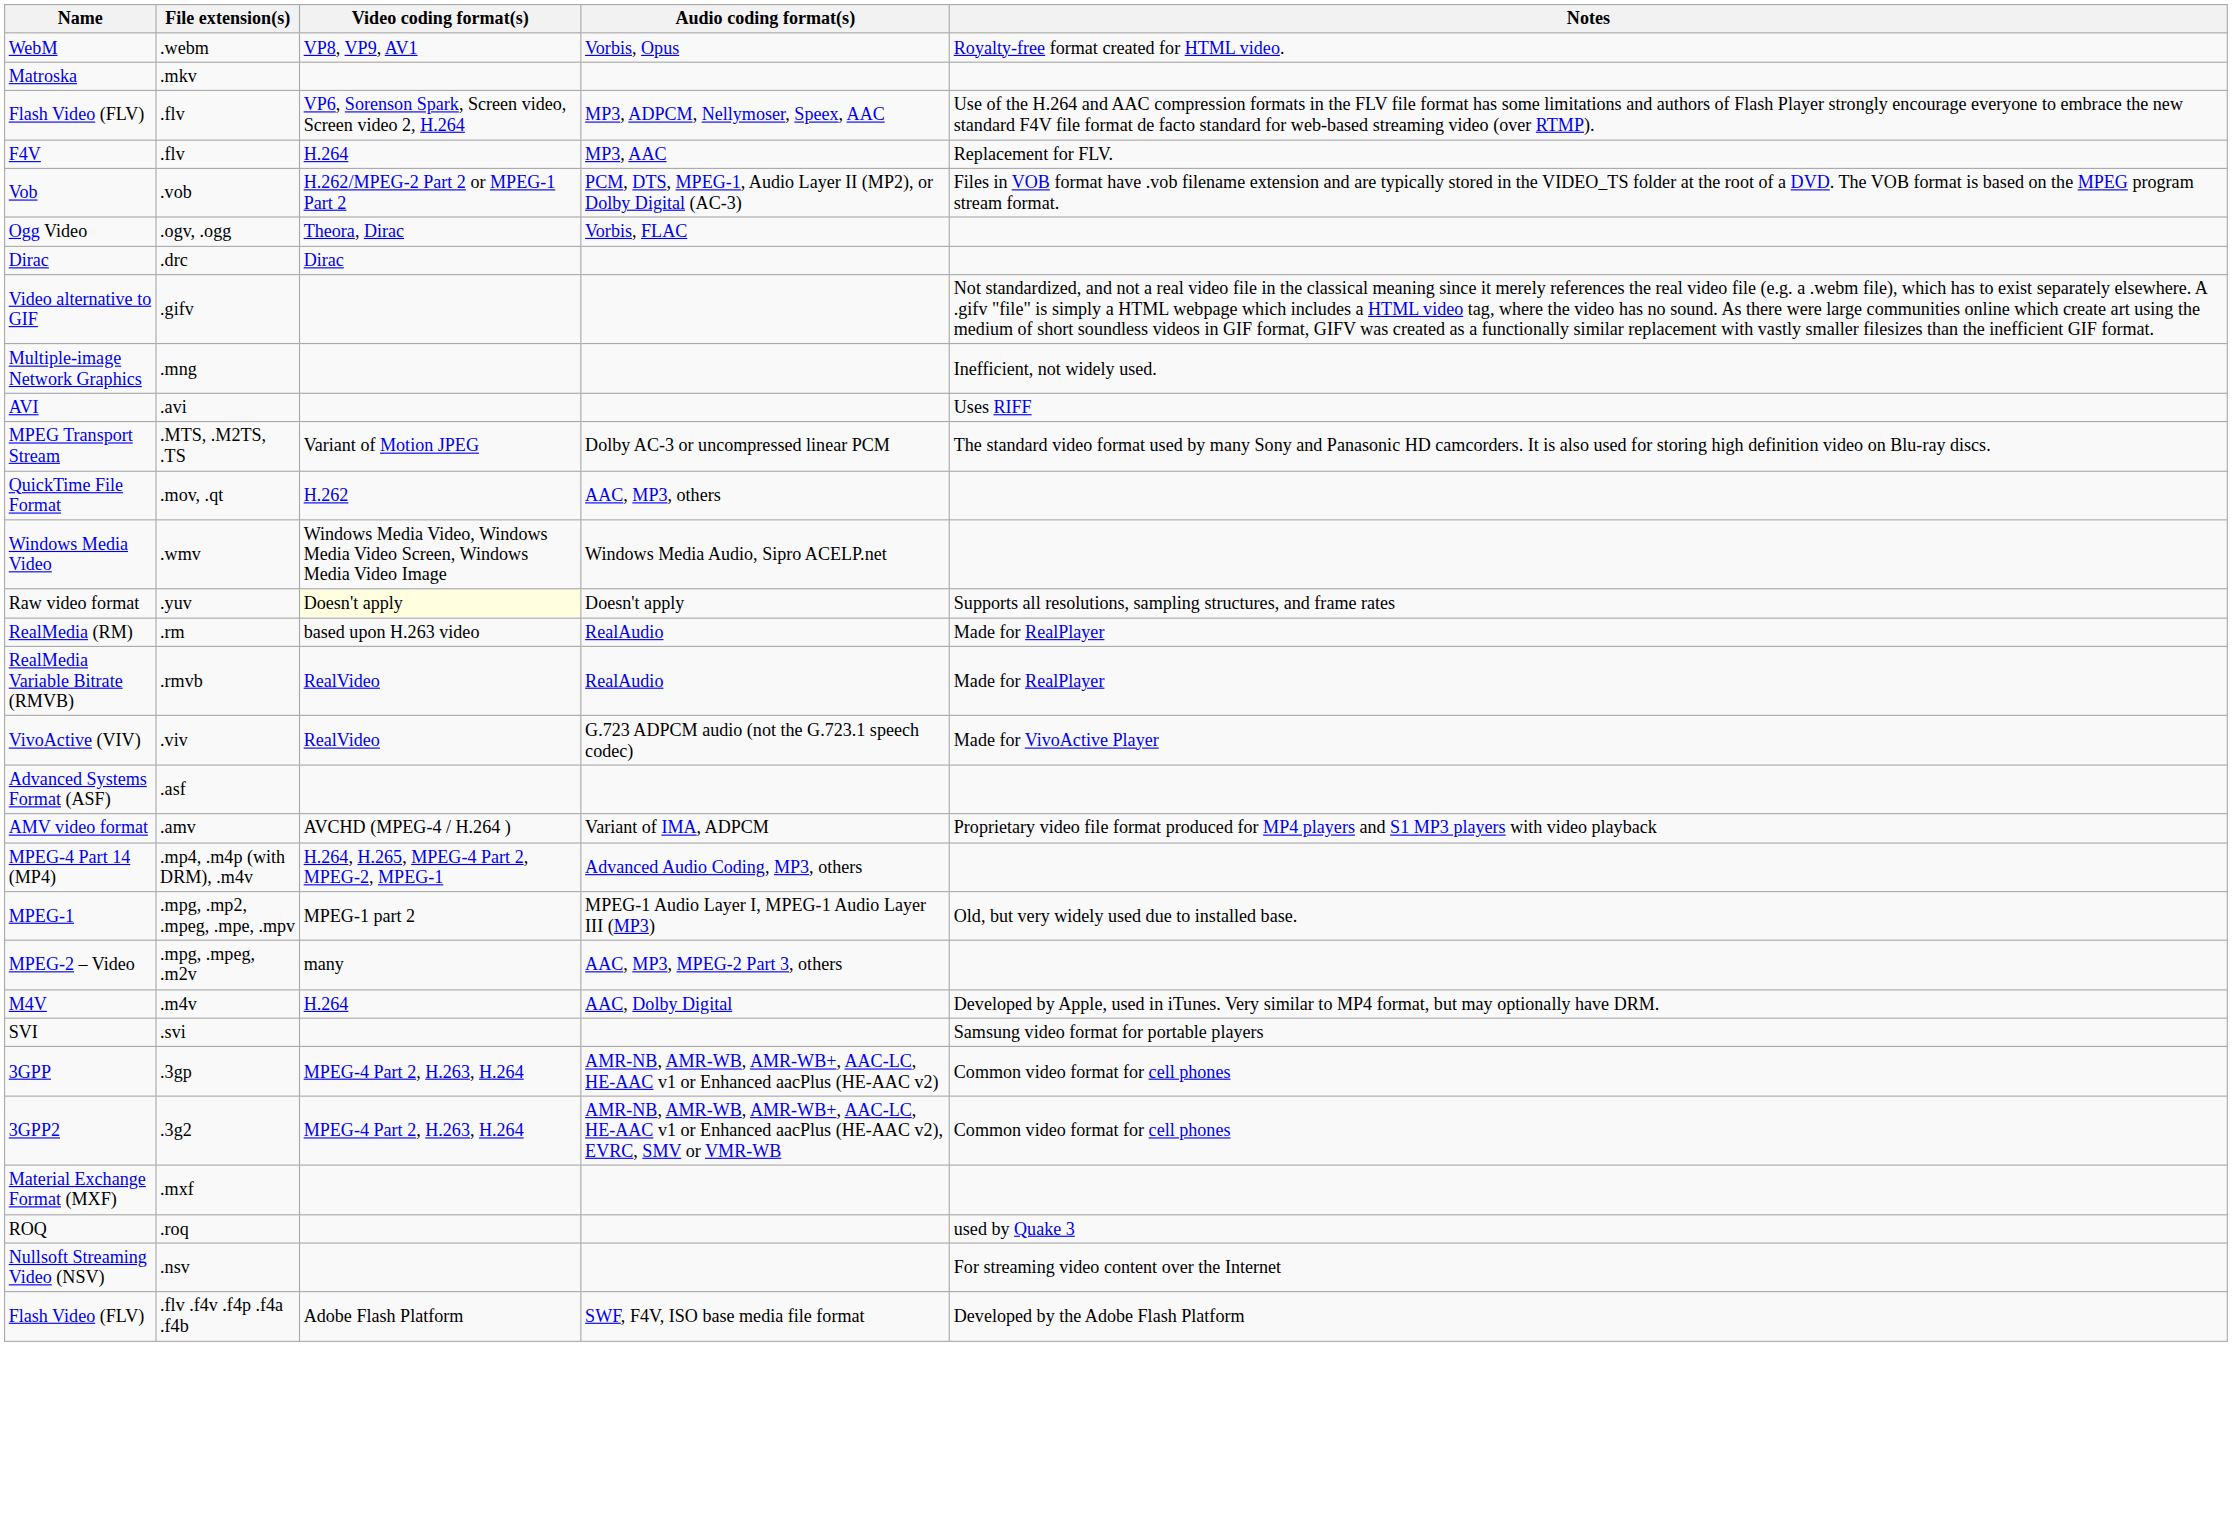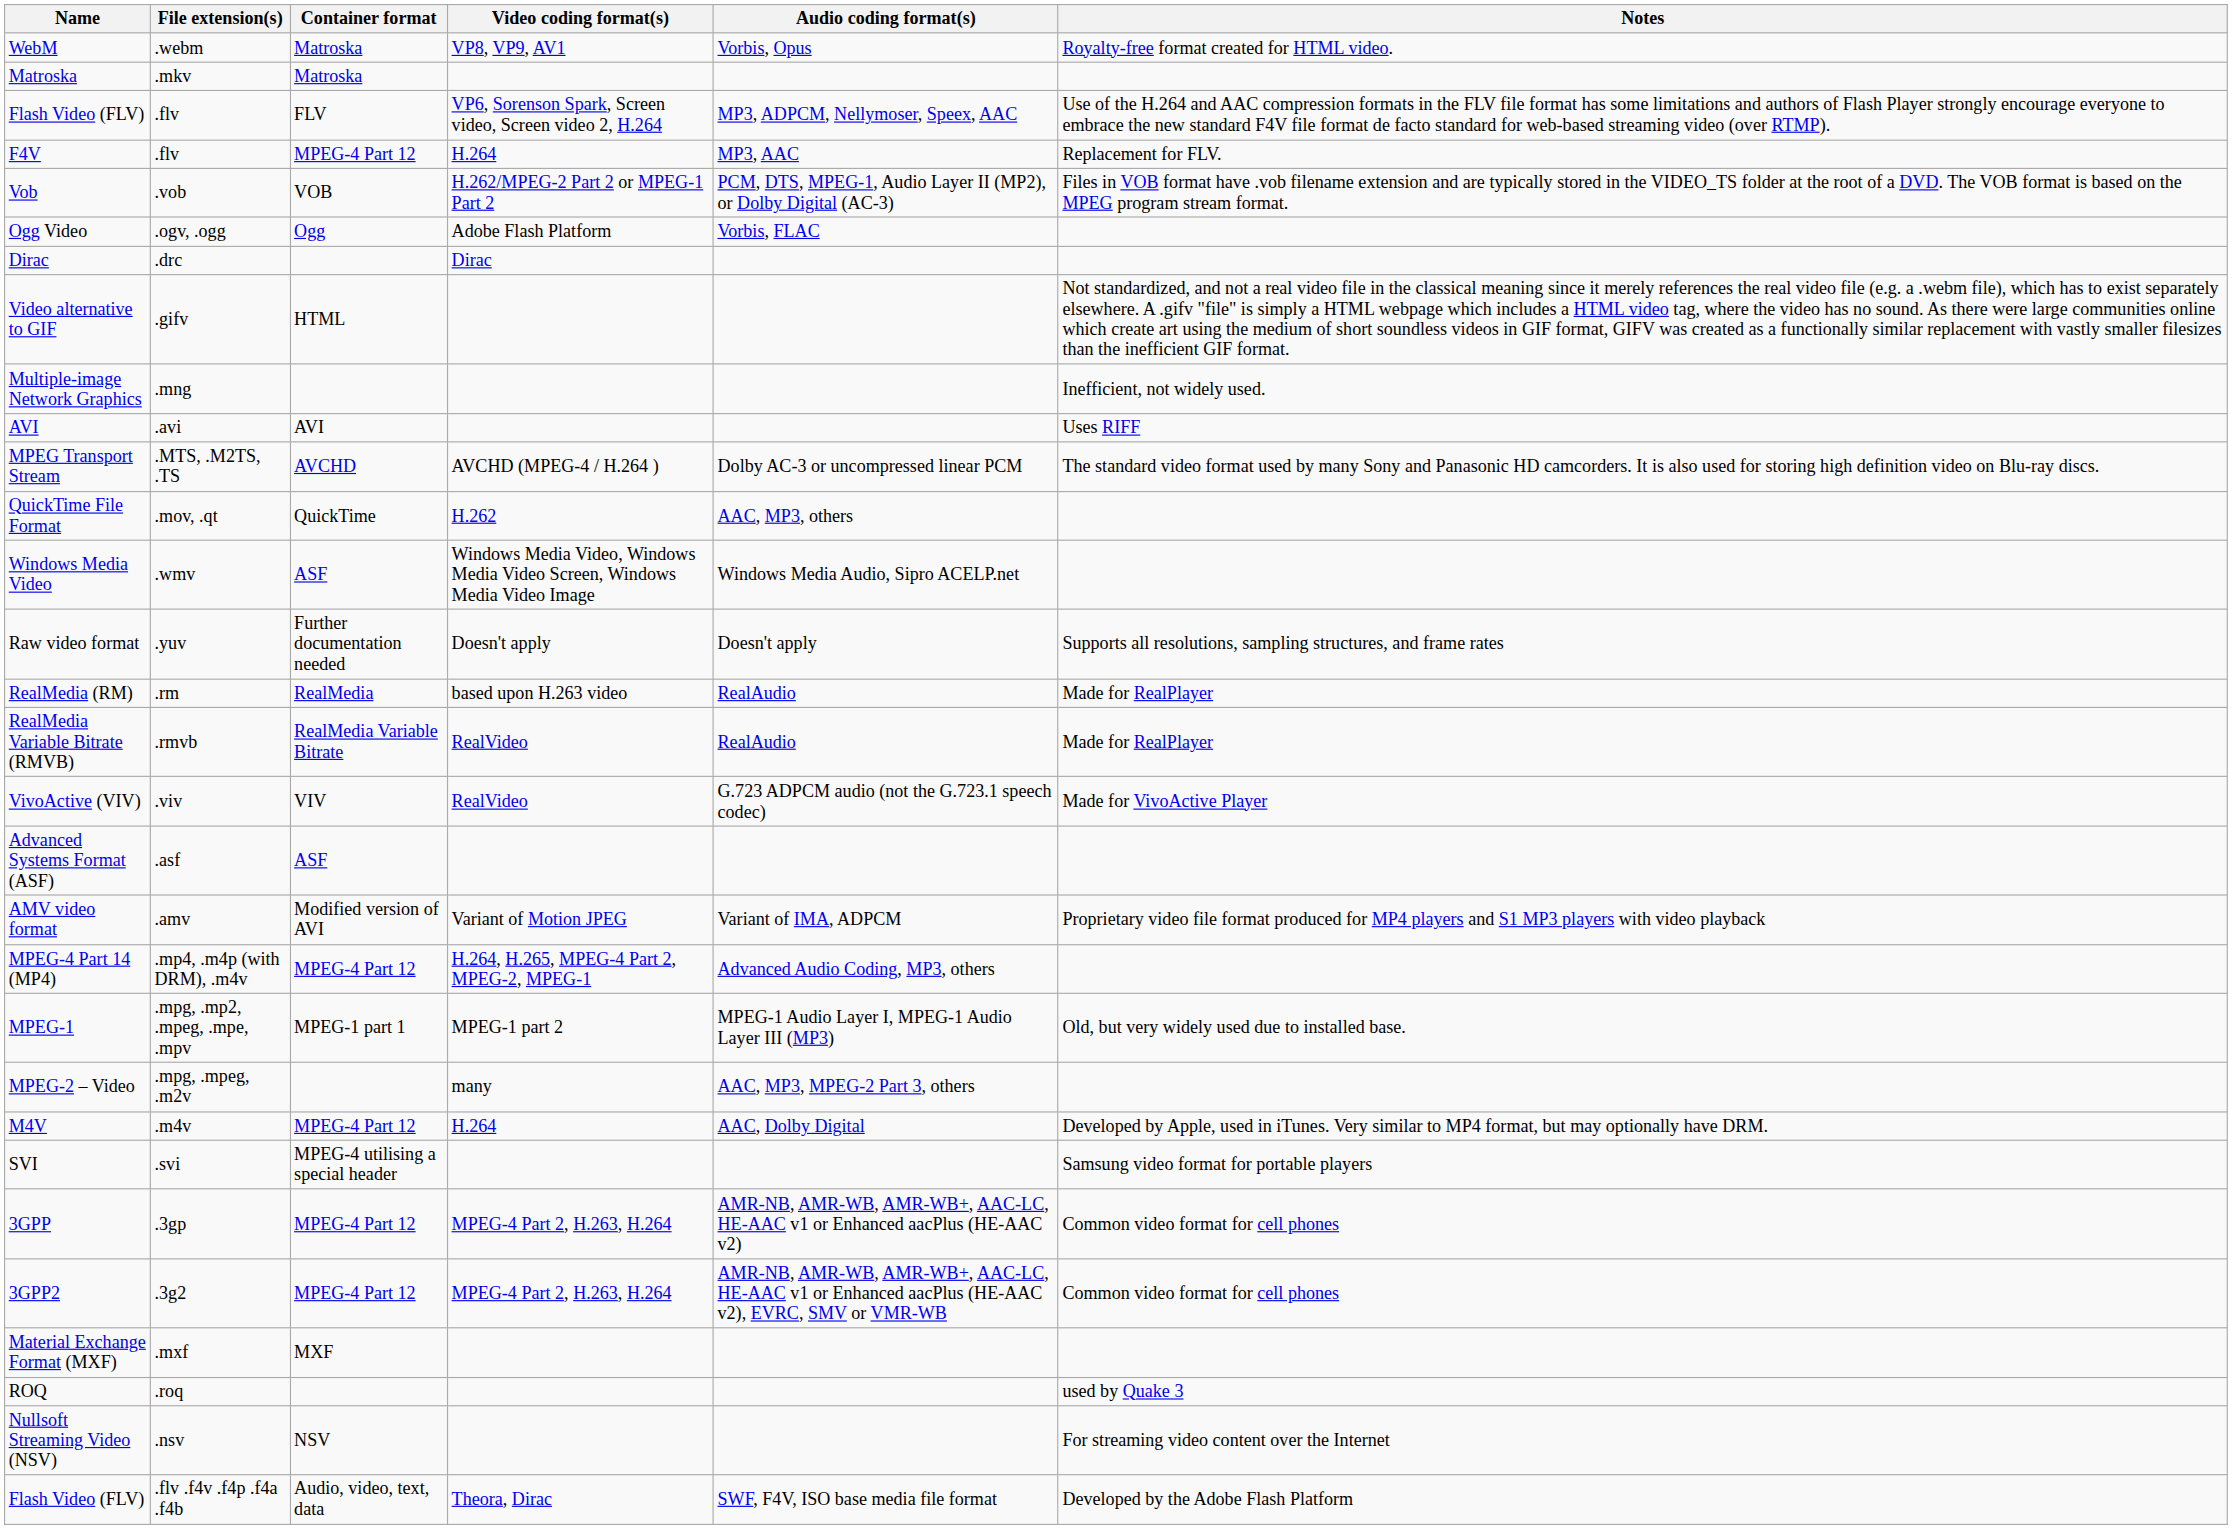+ column: (369, 18)
(354, 231) Theora, Dirac -> (531, 231) Adobe Flash Platform
(391, 446) Variant of Motion JPEG -> (555, 466) AVCHD (MPEG-4 / H.264 )
(353, 603) lightyellow background -> (501, 644) no background
(407, 828) AVCHD (MPEG-4 / H.264 ) -> (539, 919) Variant of Motion JPEG
(384, 1316) Adobe Flash Platform -> (502, 1499) Theora, Dirac
